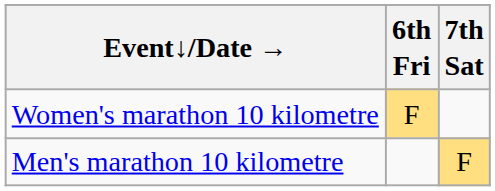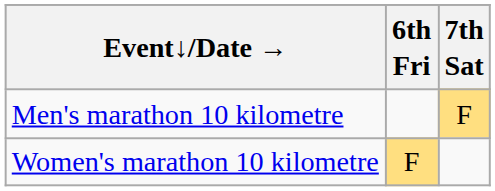rows swapped: (178, 162) <-> (195, 113)
